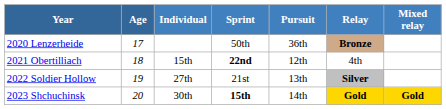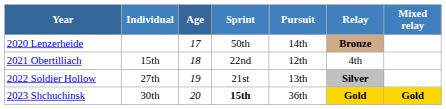columns swapped: (138, 19) <-> (183, 19)
(298, 43) 36th -> (298, 43) 14th
(240, 61) bold -> (240, 61) normal
(298, 96) 14th -> (298, 96) 36th
